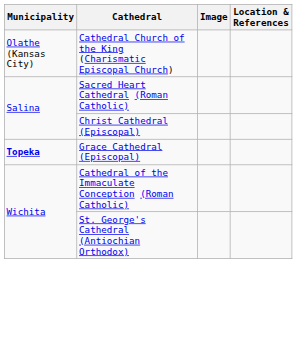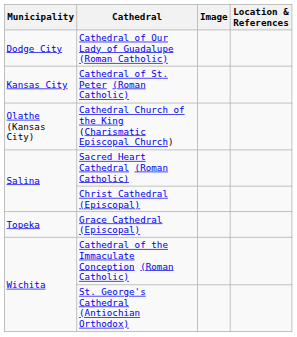+ row: (126, 48)
+ row: (123, 85)
(23, 152) bold -> (23, 225) normal
